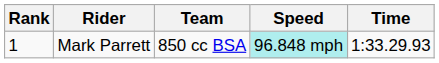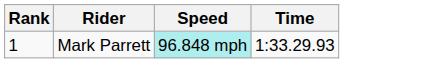- column: (202, 18)
